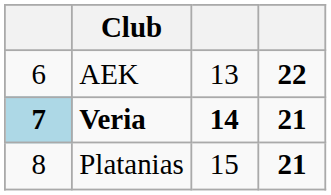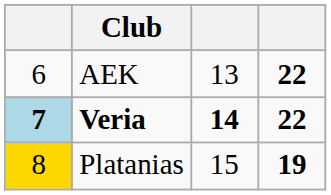(292, 119) 21 -> (292, 119) 22
(39, 165) no background -> (39, 165) gold background
(292, 165) 21 -> (292, 165) 19
